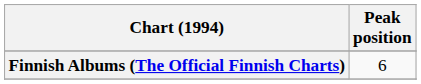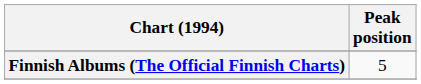(382, 65) 6 -> (382, 65) 5
